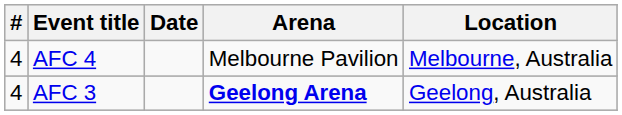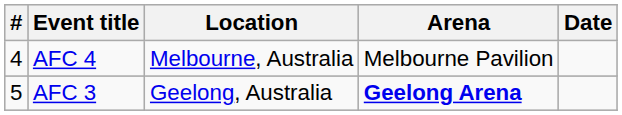columns swapped: (174, 23) <-> (511, 23)
(16, 93) 4 -> (16, 93) 5
